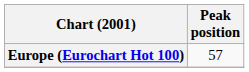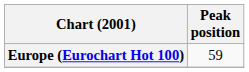(215, 55) 57 -> (215, 55) 59
